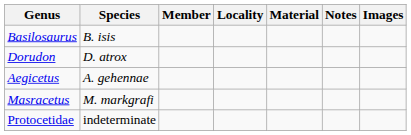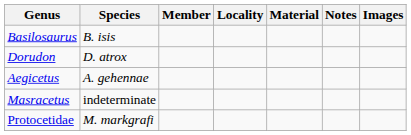(118, 99) M. markgrafi -> (119, 99) indeterminate
(119, 120) indeterminate -> (118, 120) M. markgrafi
